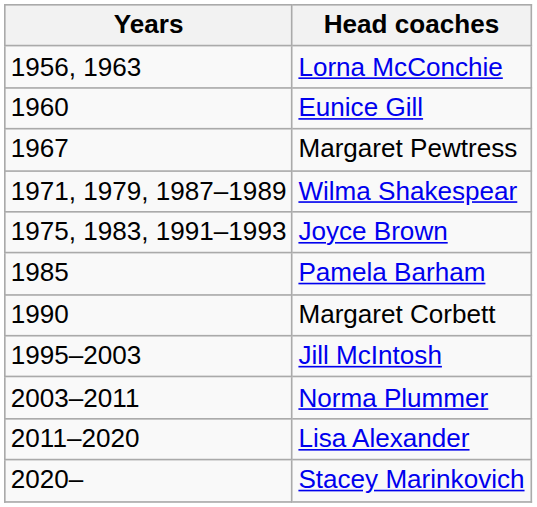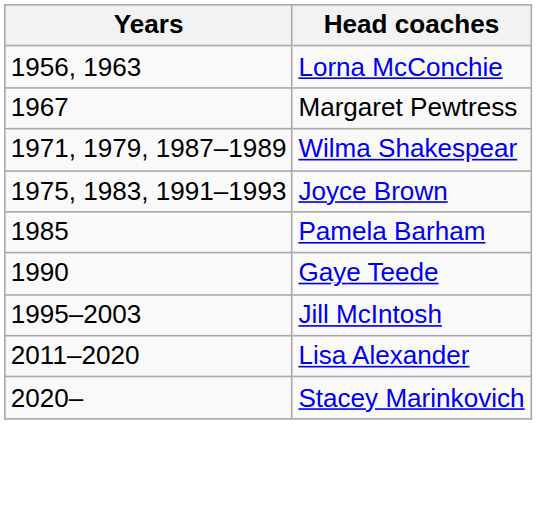- row: (361, 107)
- row: (397, 314)
+ row: (369, 273)
- row: (393, 397)
